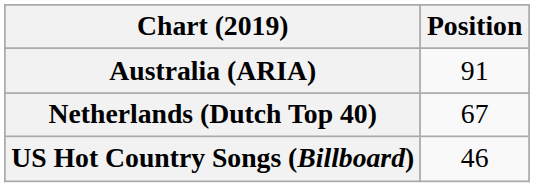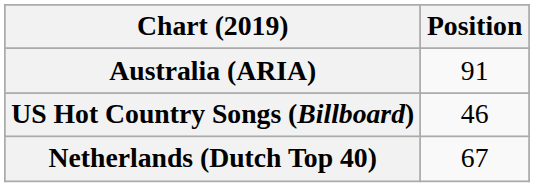rows swapped: (213, 114) <-> (213, 158)
